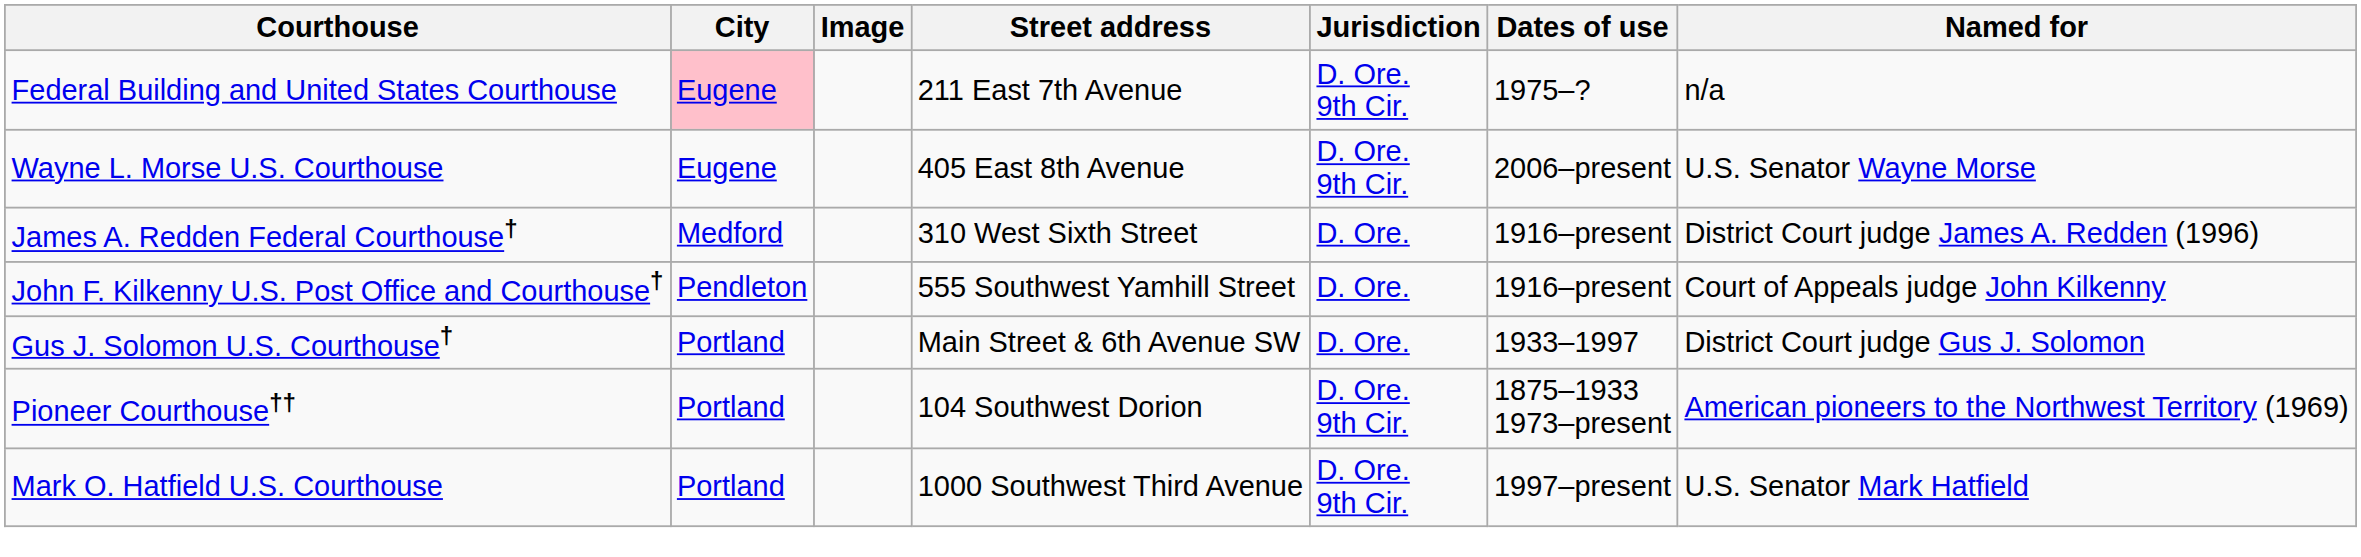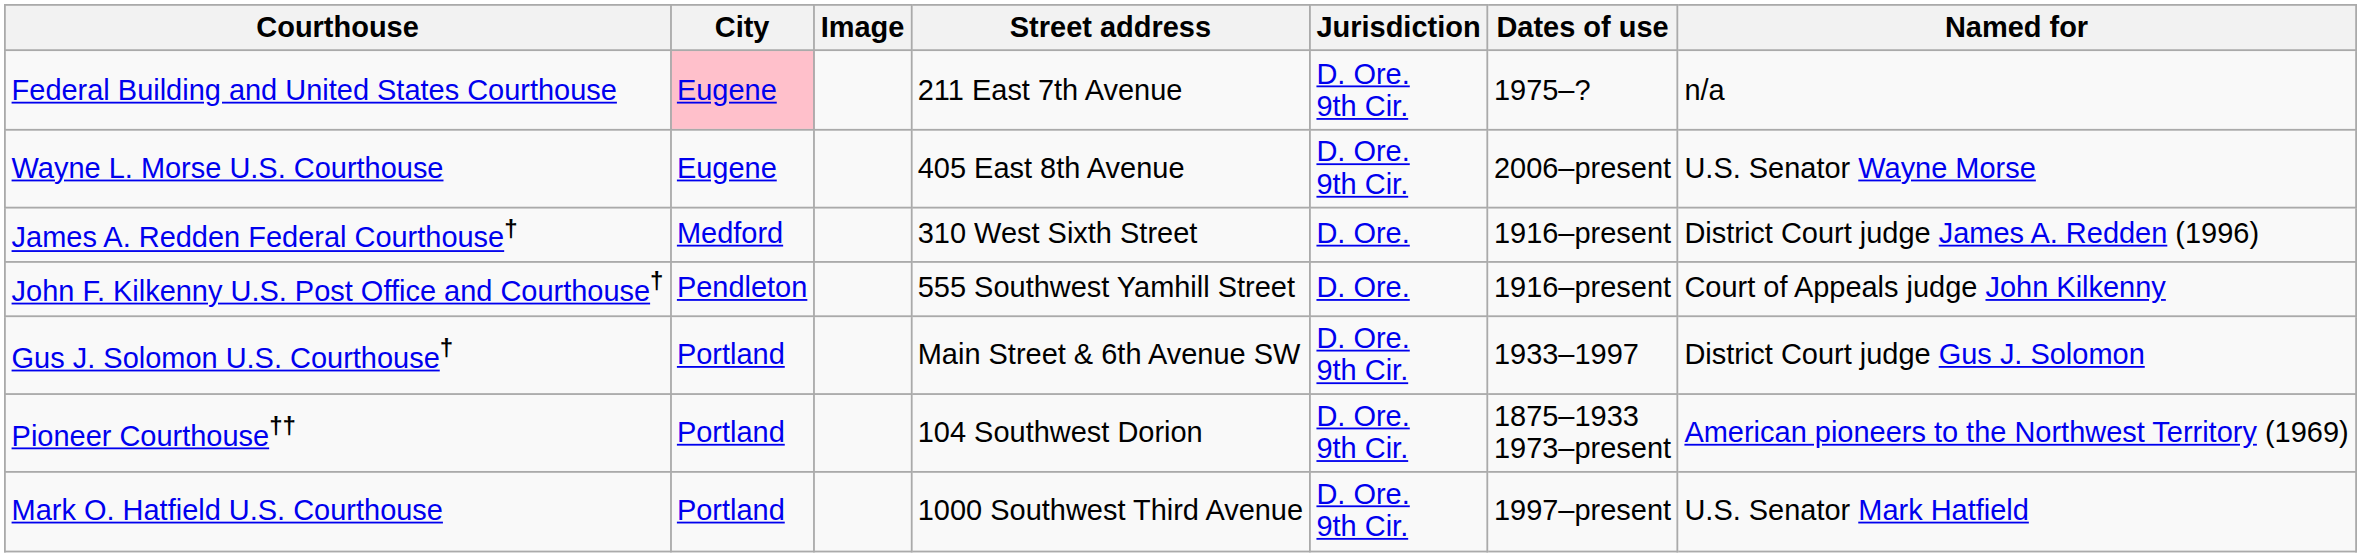(1363, 341) D. Ore. -> (1363, 354) D. Ore. 9th Cir.
